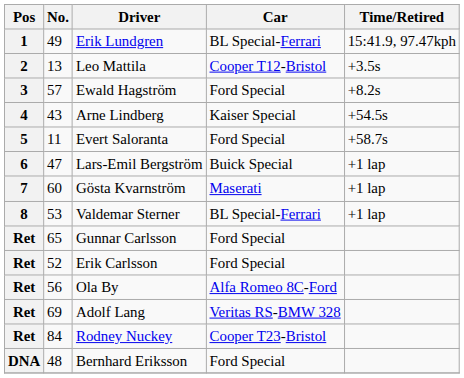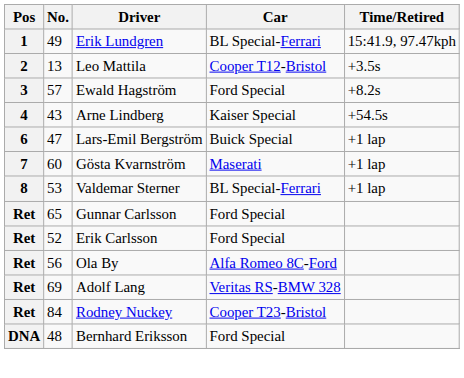- row: (122, 139)
